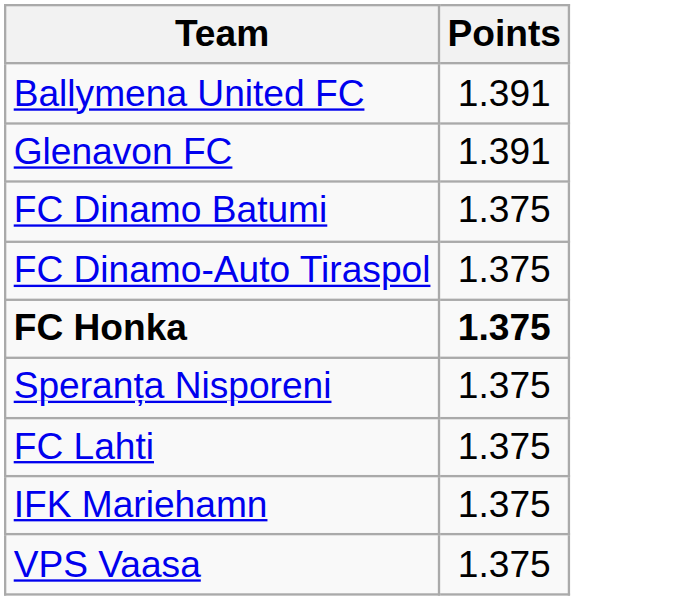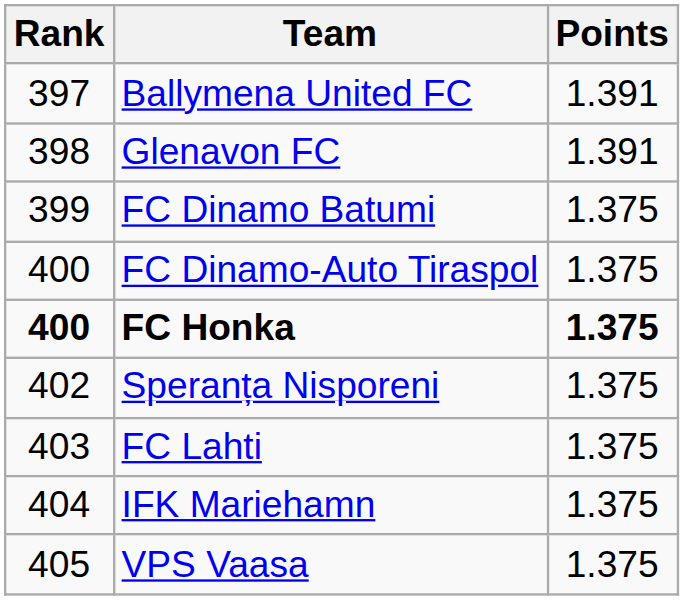+ column: (59, 33)
